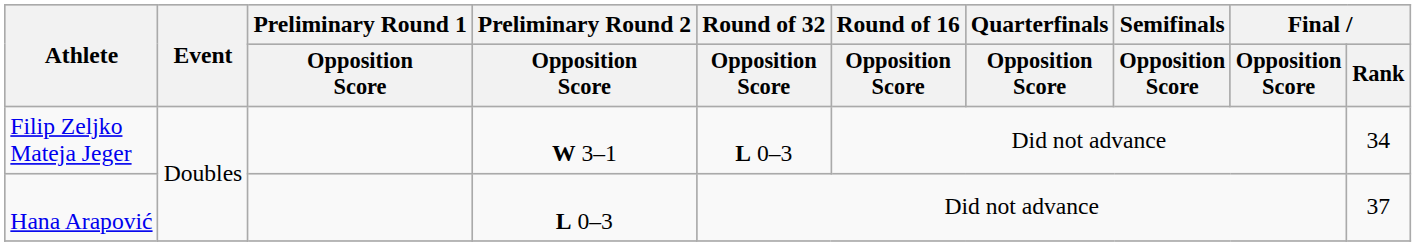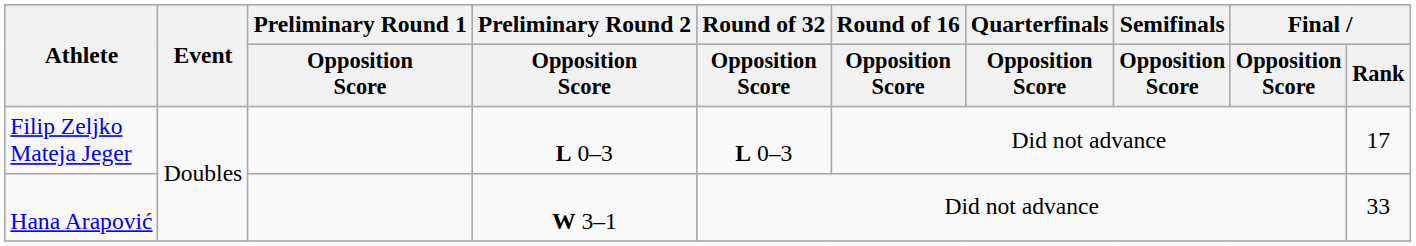(584, 154) W 3–1 -> (584, 154) L 0–3
(1378, 140) 34 -> (1378, 140) 17
(584, 221) L 0–3 -> (584, 221) W 3–1
(1378, 207) 37 -> (1378, 207) 33
